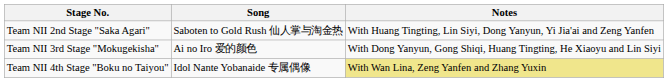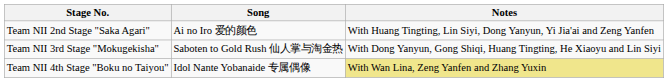(258, 30) Saboten to Gold Rush 仙人掌与淘金热 -> (215, 30) Ai no Iro 爱的颜色
(215, 49) Ai no Iro 爱的颜色 -> (258, 49) Saboten to Gold Rush 仙人掌与淘金热
